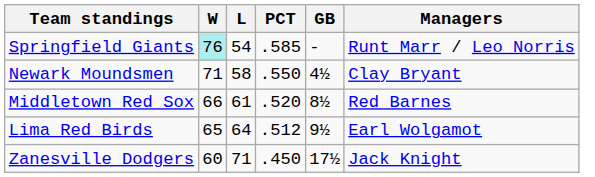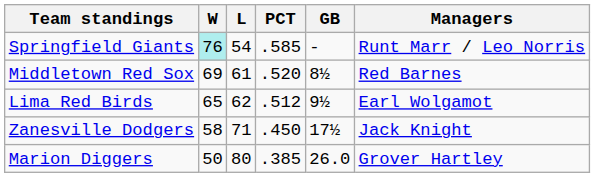- row: (91, 75)
(213, 103) 66 -> (213, 75) 69
(241, 131) 64 -> (241, 103) 62
(213, 158) 60 -> (213, 131) 58
+ row: (81, 158)
